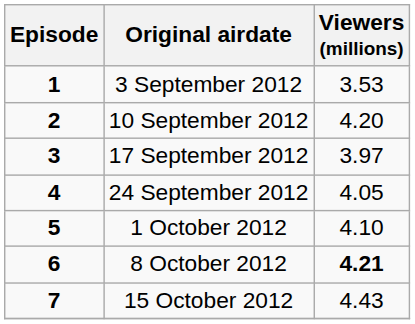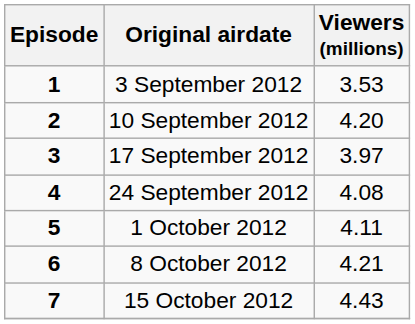(362, 192) 4.05 -> (362, 192) 4.08
(362, 228) 4.10 -> (362, 228) 4.11
(362, 264) bold -> (362, 264) normal
